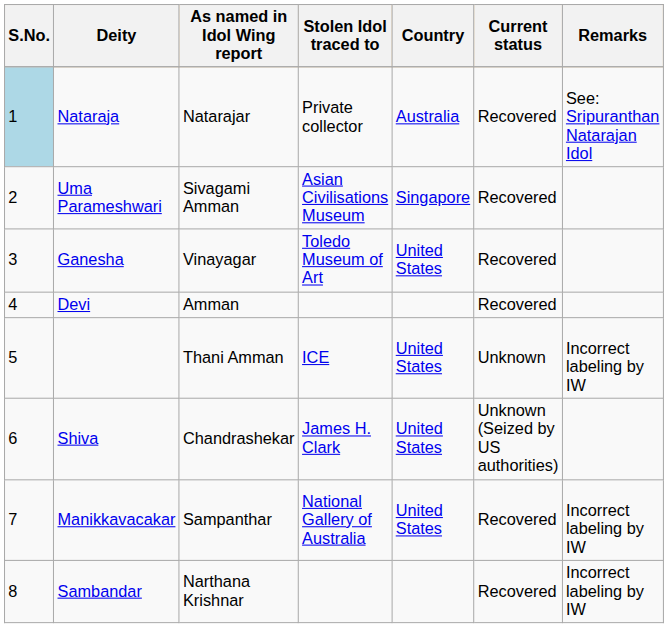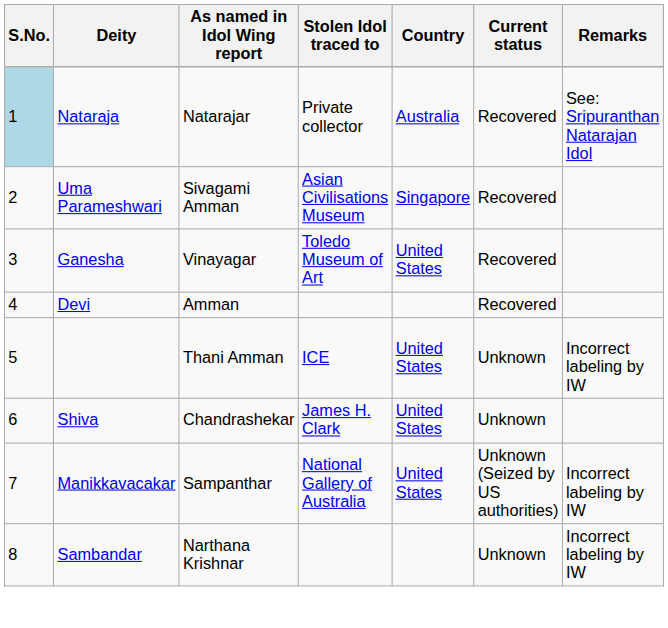(518, 438) Unknown (Seized by US authorities) -> (512, 420) Unknown
(517, 519) Recovered -> (518, 483) Unknown (Seized by US authorities)
(517, 591) Recovered -> (512, 554) Unknown
